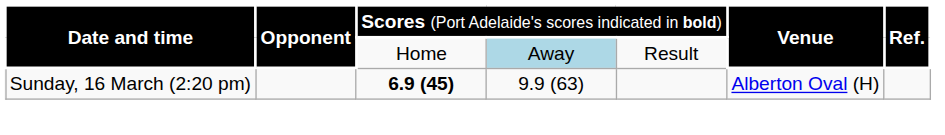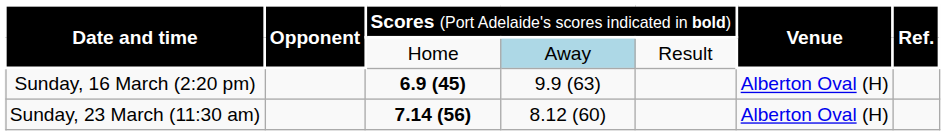+ row: (135, 114)
